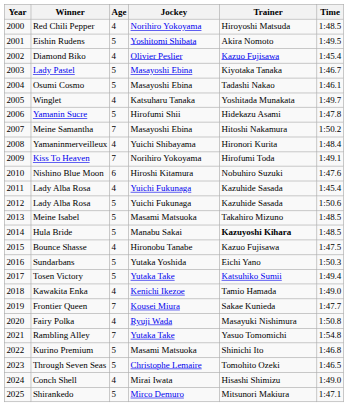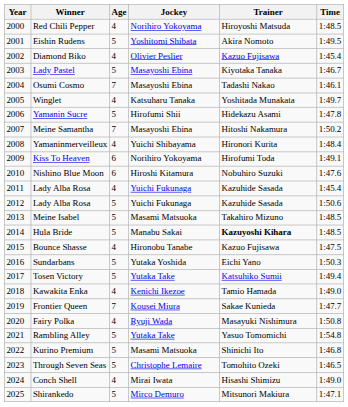(114, 85) 5 -> (114, 85) 7
(114, 159) 7 -> (114, 159) 6
(114, 336) 7 -> (114, 336) 5
